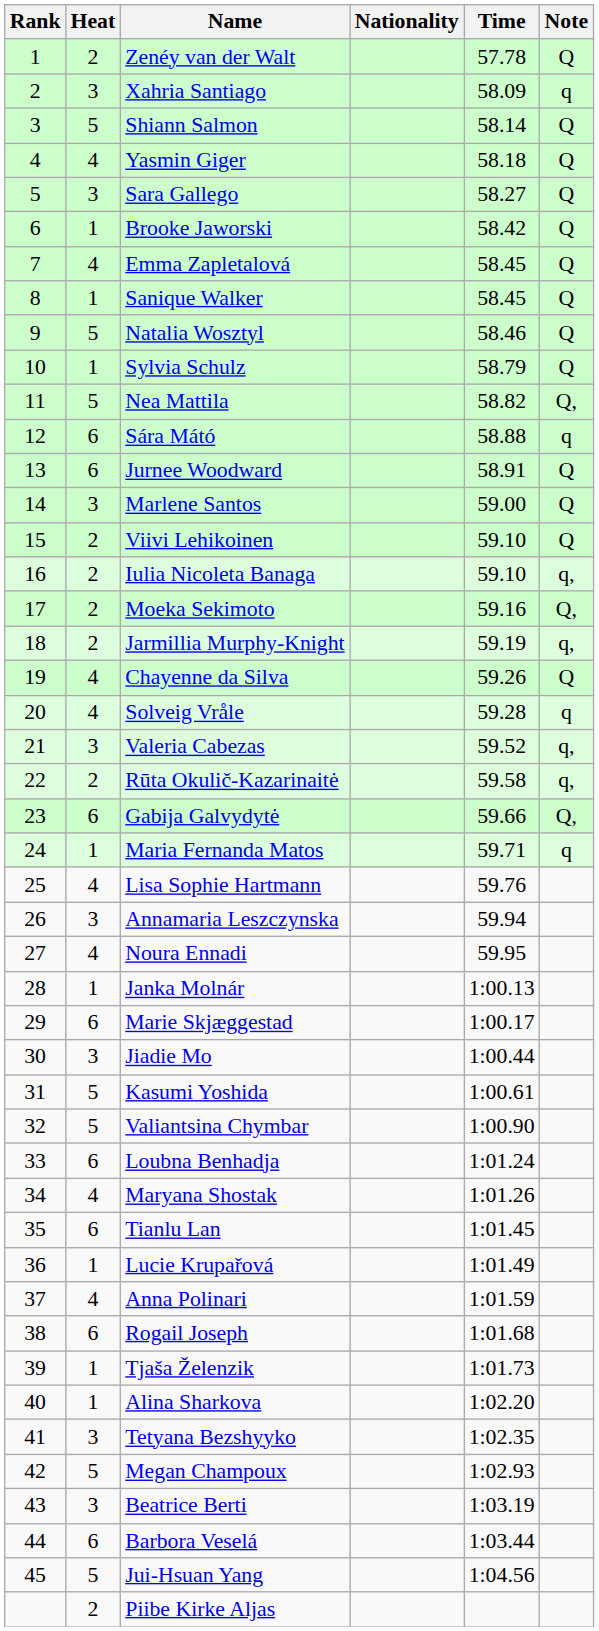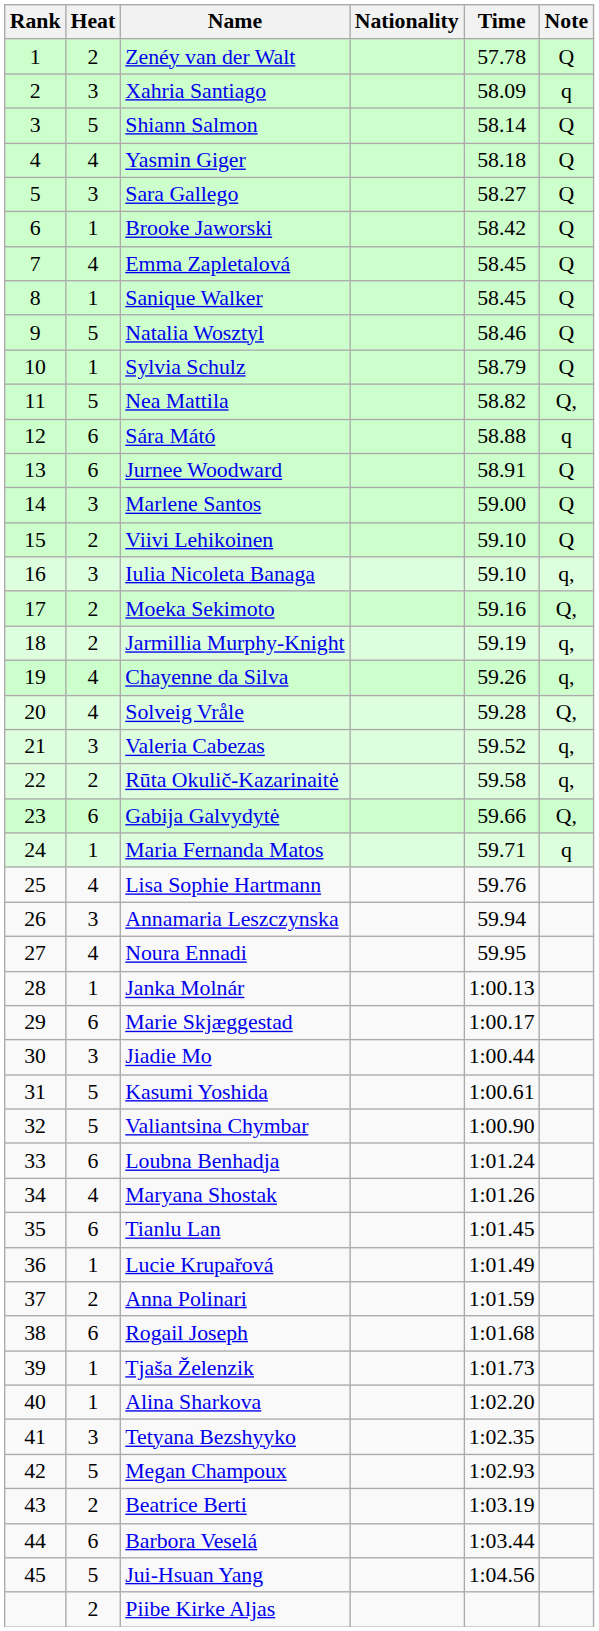(93, 573) 2 -> (93, 573) 3
(566, 677) Q -> (566, 677) q,
(566, 711) q -> (566, 711) Q,
(93, 1298) 4 -> (93, 1298) 2
(93, 1505) 3 -> (93, 1505) 2
